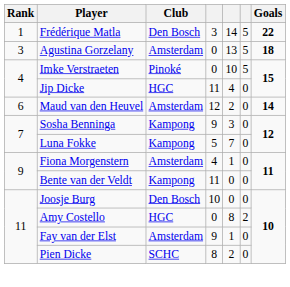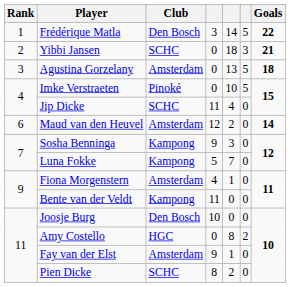+ row: (70, 50)
(161, 87) HGC -> (164, 106) SCHC
